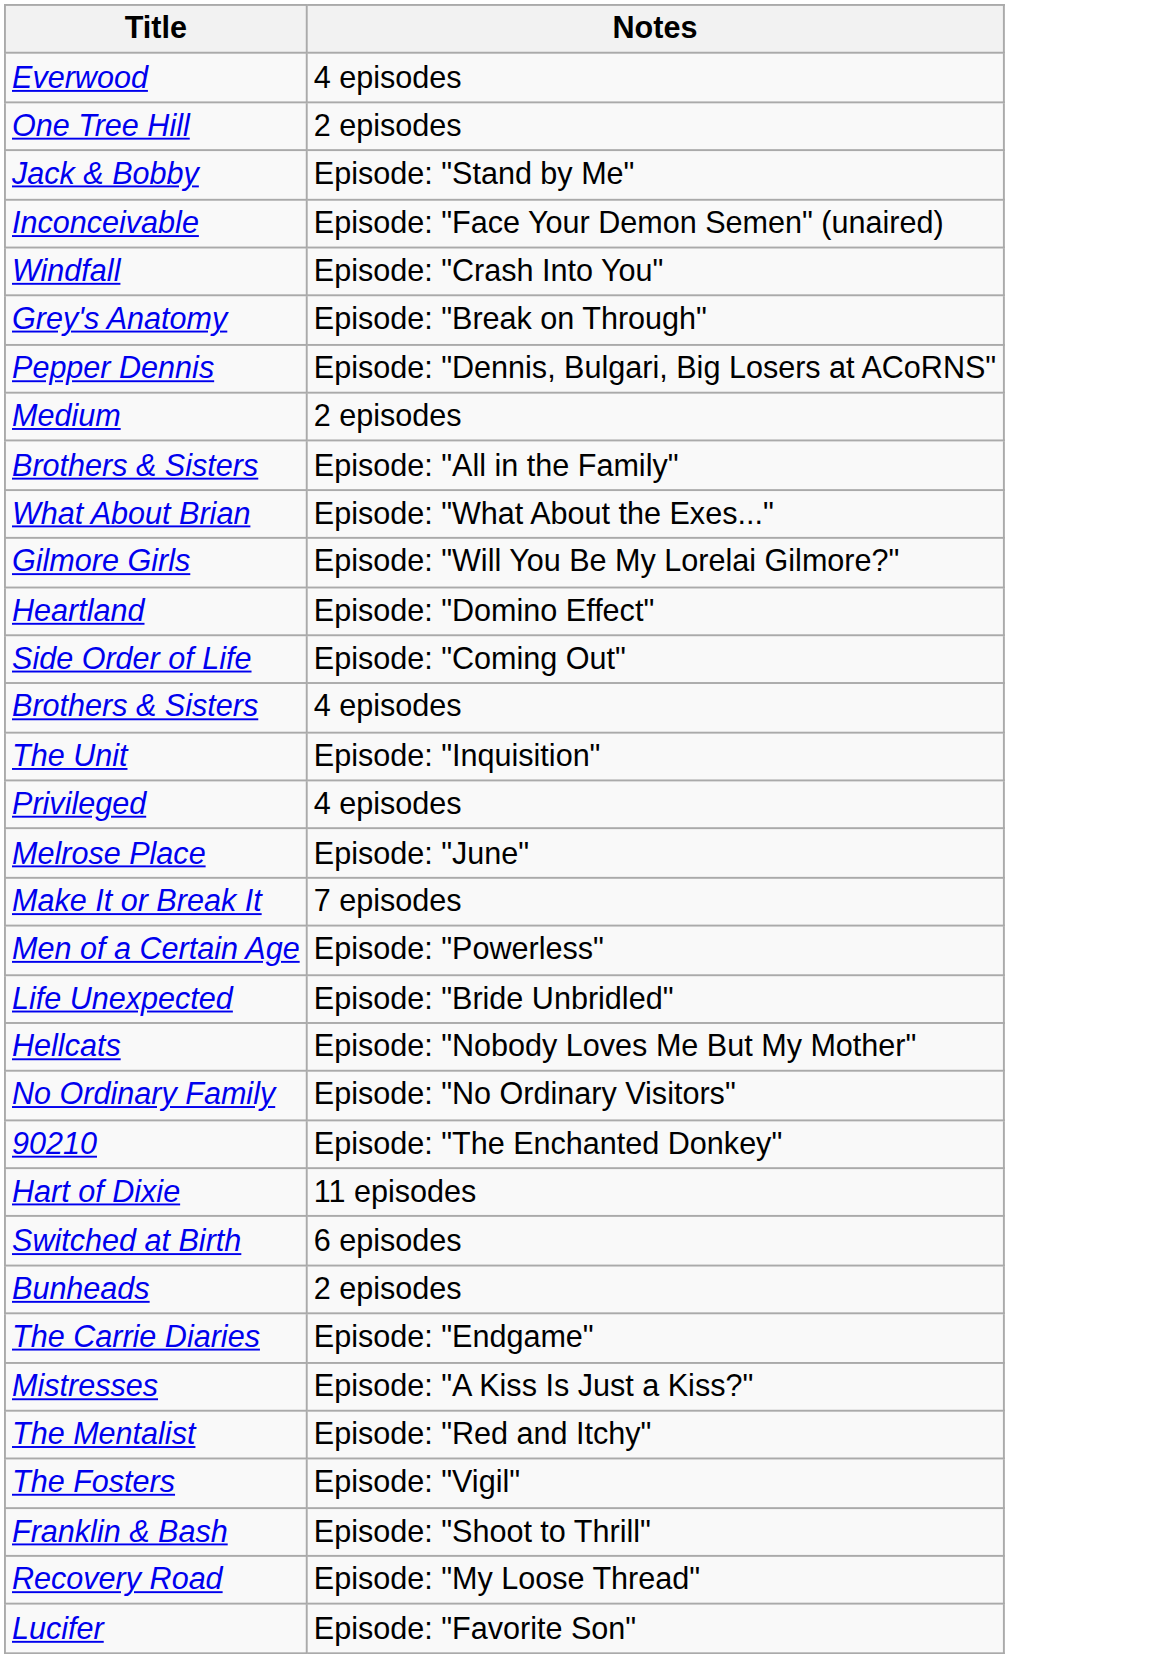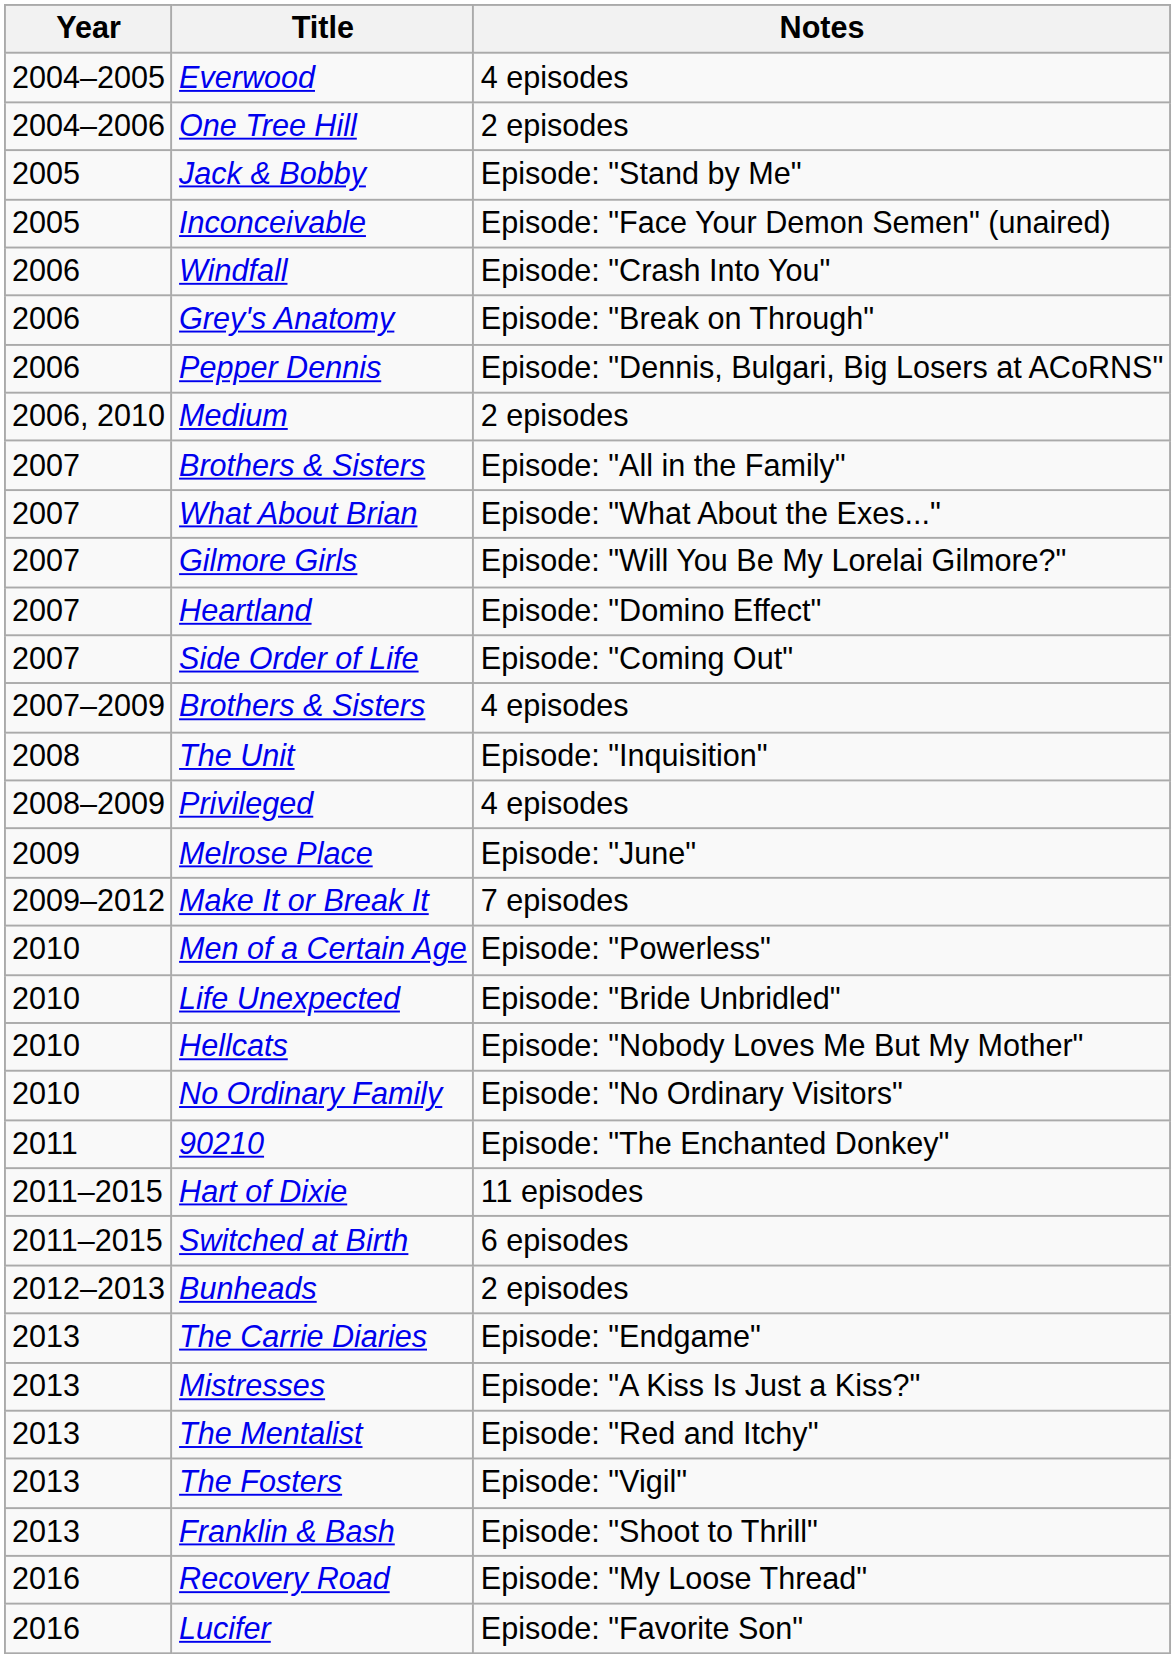+ column: (88, 28)
